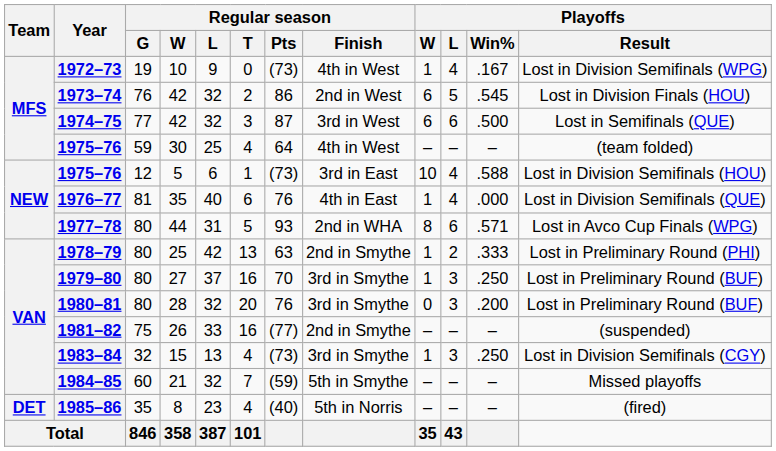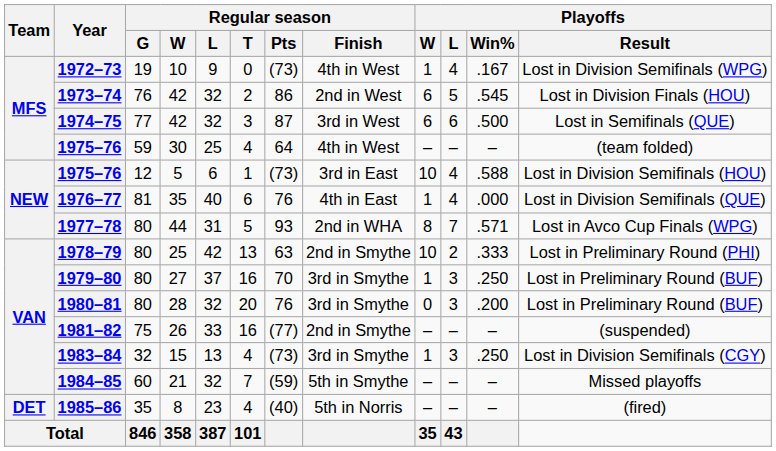(453, 226) 6 -> (453, 226) 7
(428, 252) 1 -> (428, 252) 10
